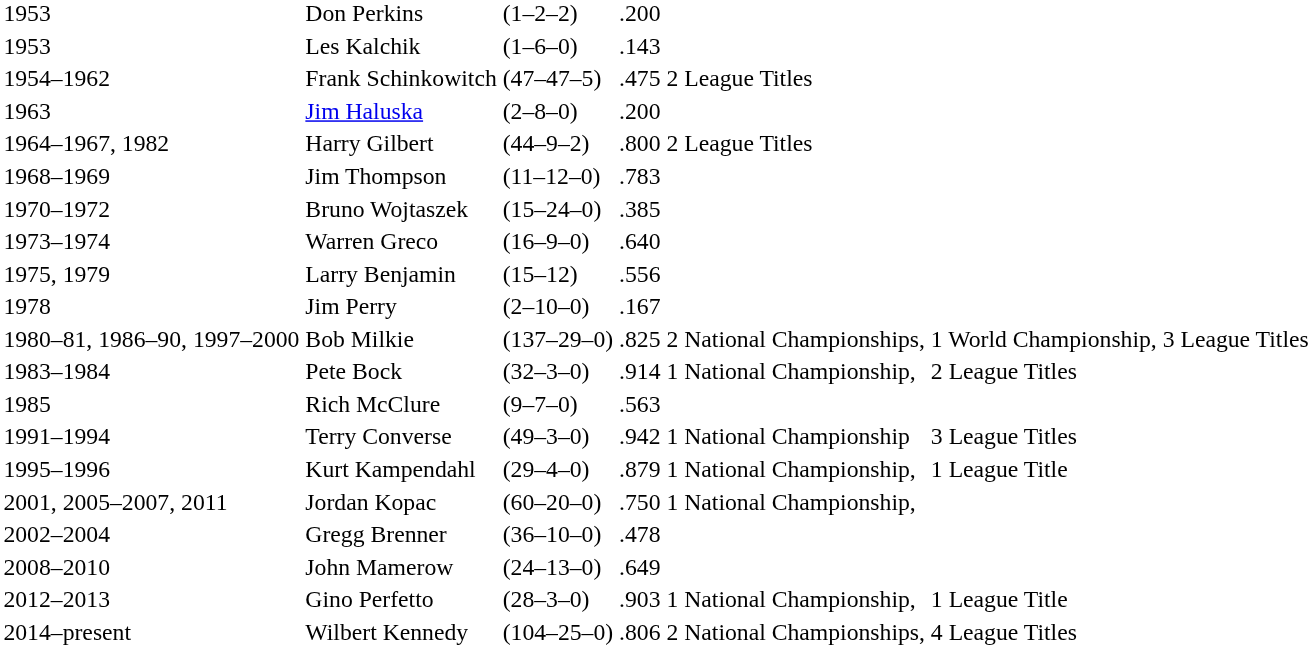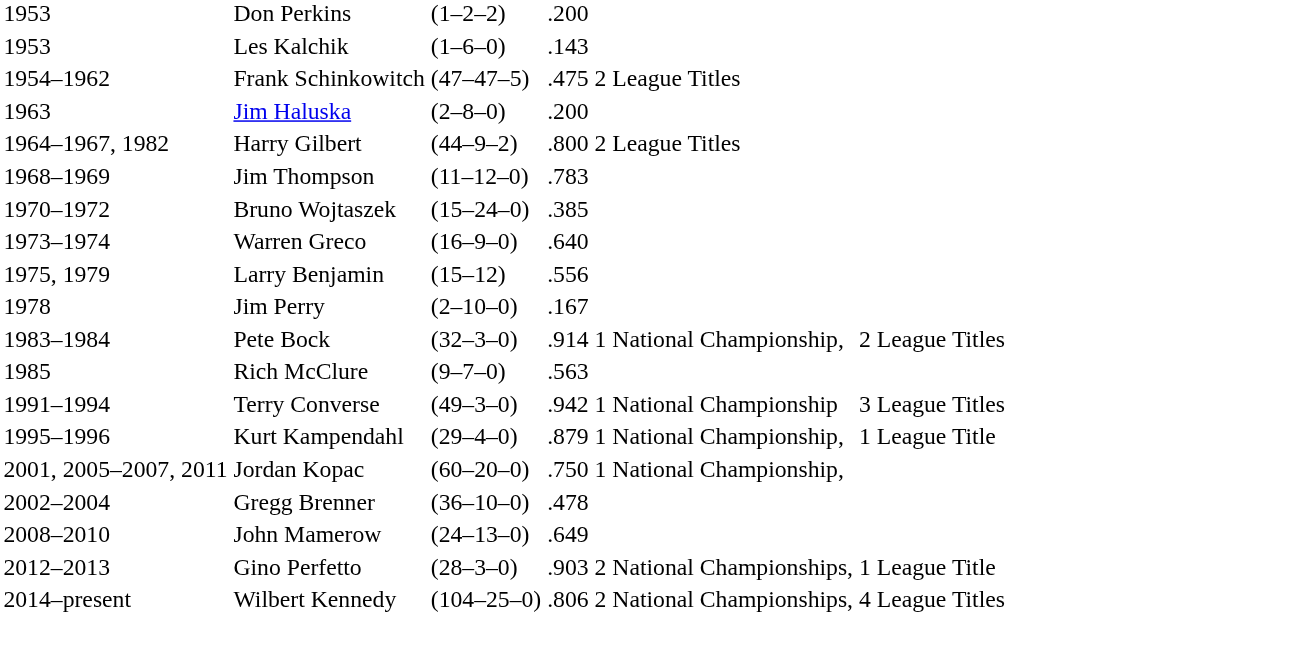- row: (360, 339)
(791, 599) 1 National Championship, -> (724, 567) 2 National Championships,
